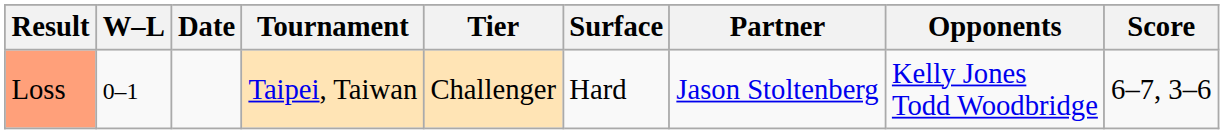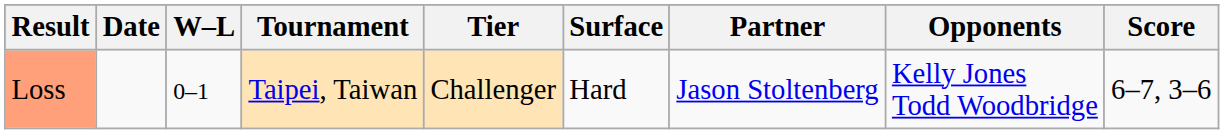columns swapped: (134, 27) <-> (207, 27)
